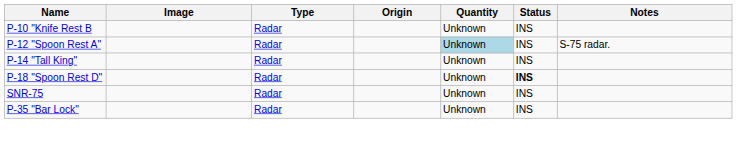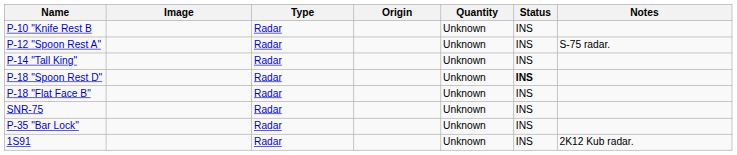(464, 45) lightblue background -> (464, 45) no background
+ row: (49, 93)
+ row: (19, 142)
